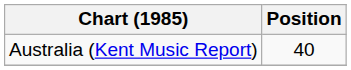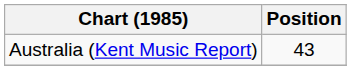(304, 49) 40 -> (304, 49) 43
